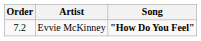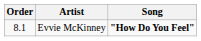(20, 28) 7.2 -> (20, 28) 8.1
